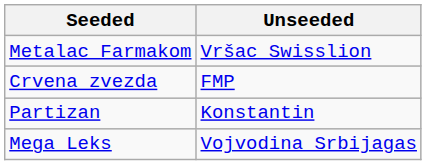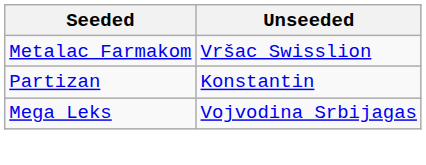- row: (83, 82)
